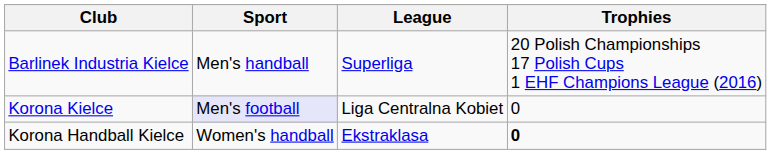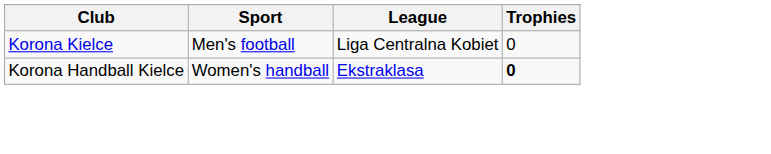- row: (99, 63)
(248, 108) lavender background -> (243, 44) no background
